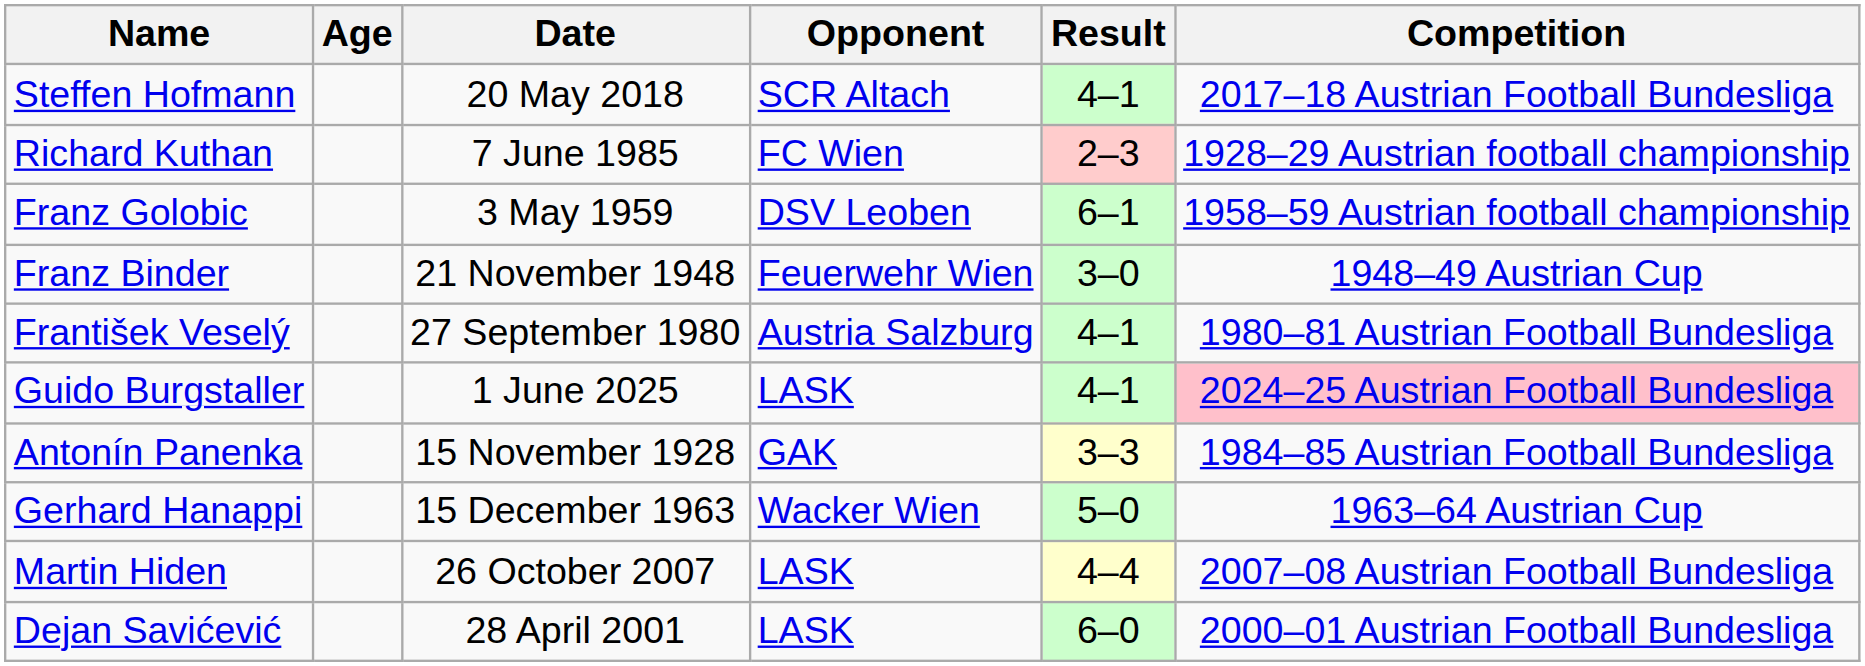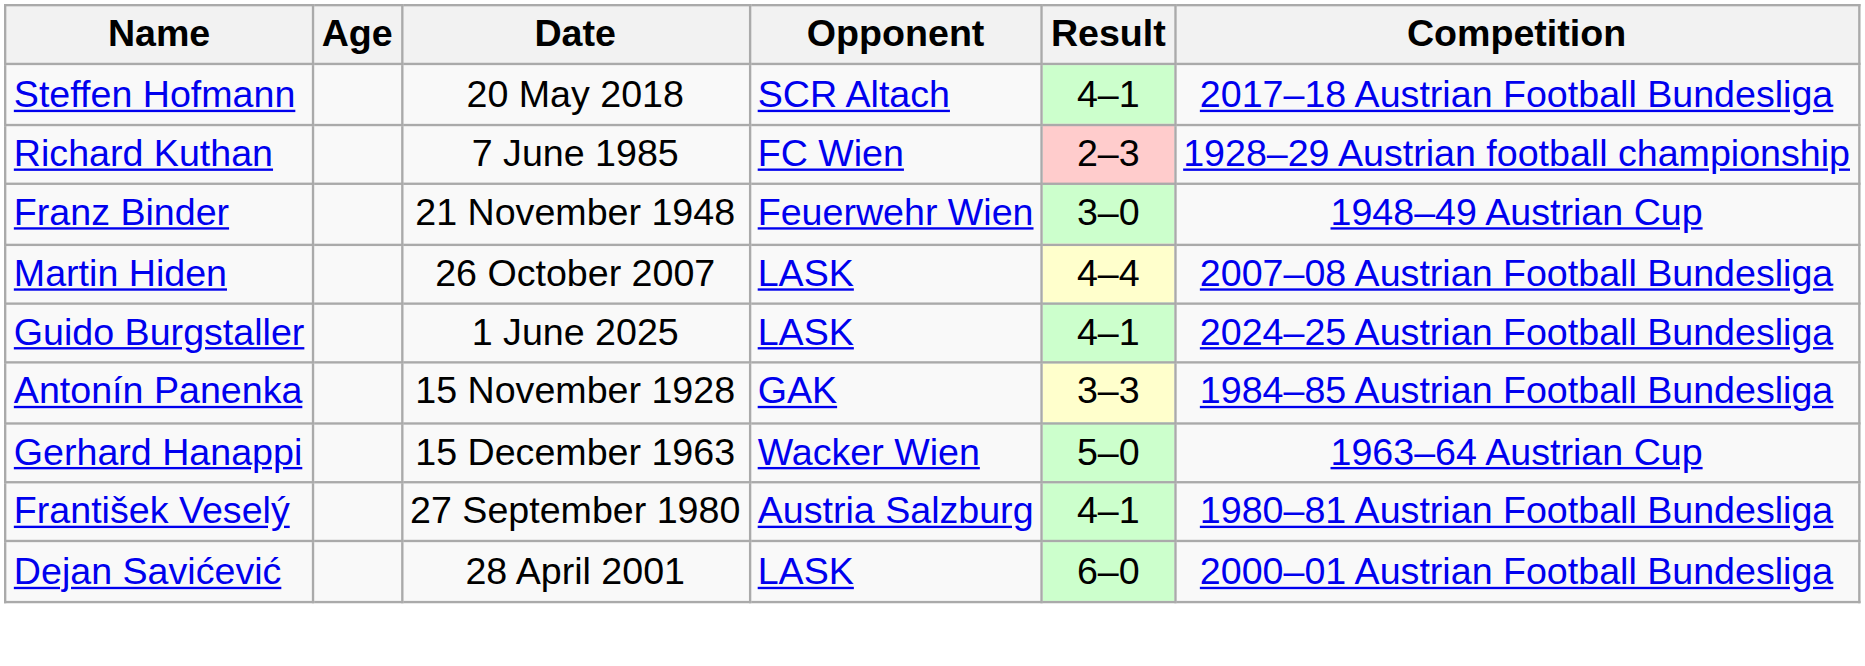- row: (131, 213)
rows swapped: (152, 332) <-> (120, 570)
(1517, 392) pink background -> (1517, 332) no background
